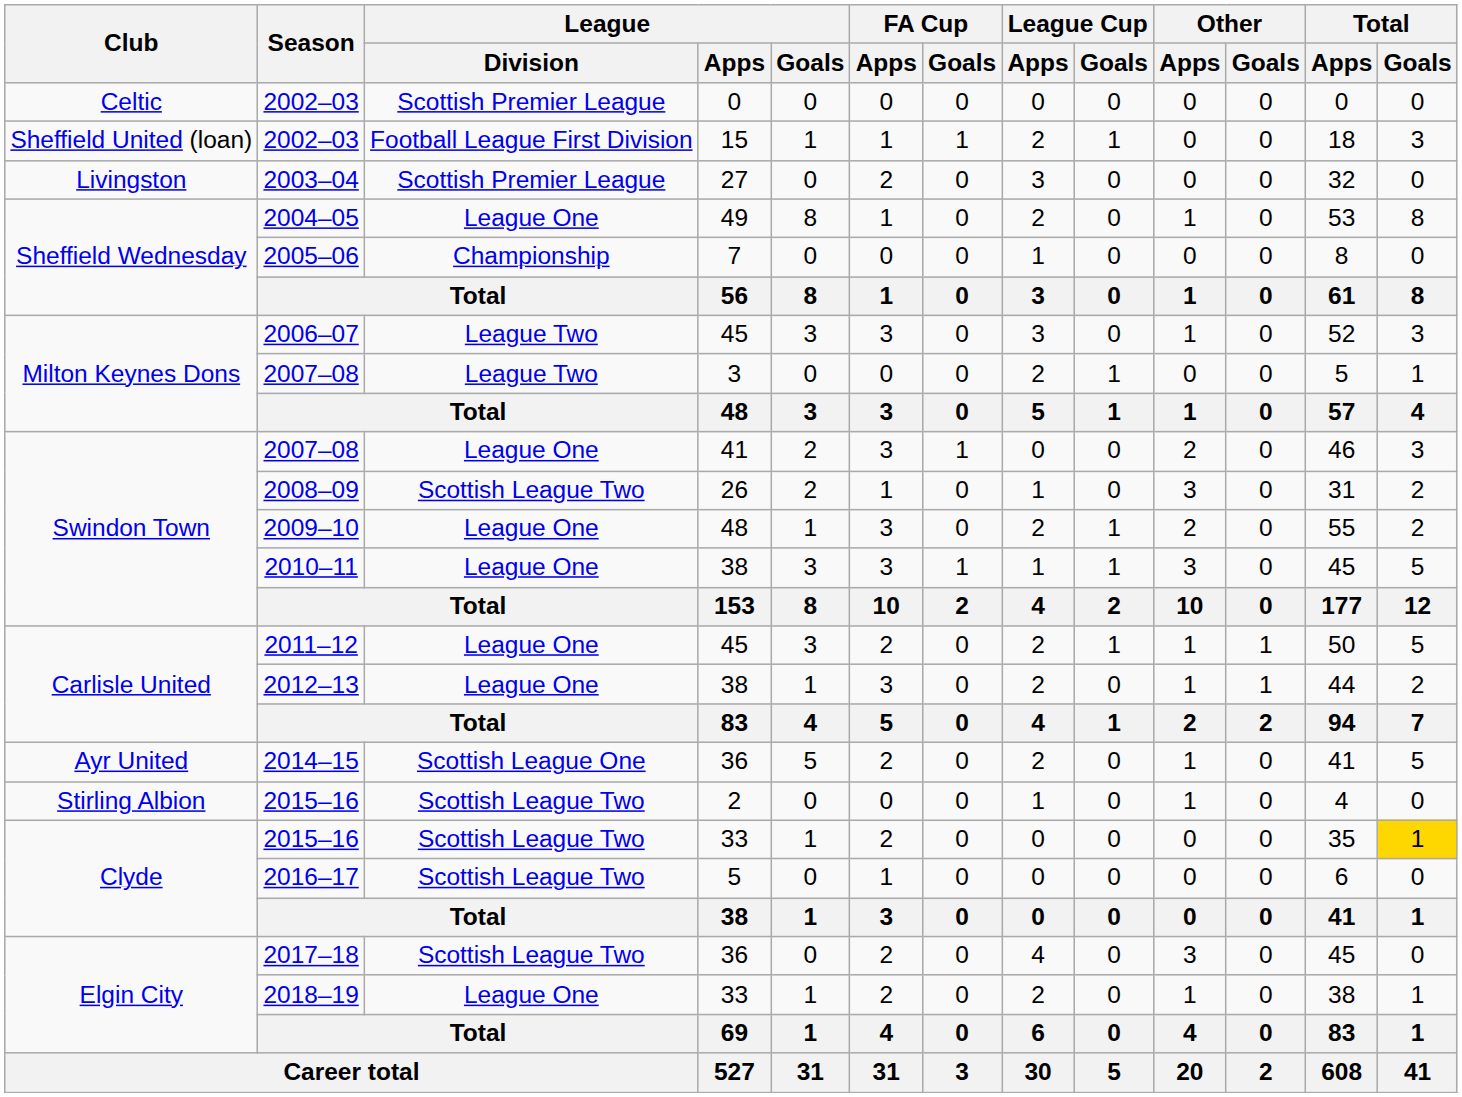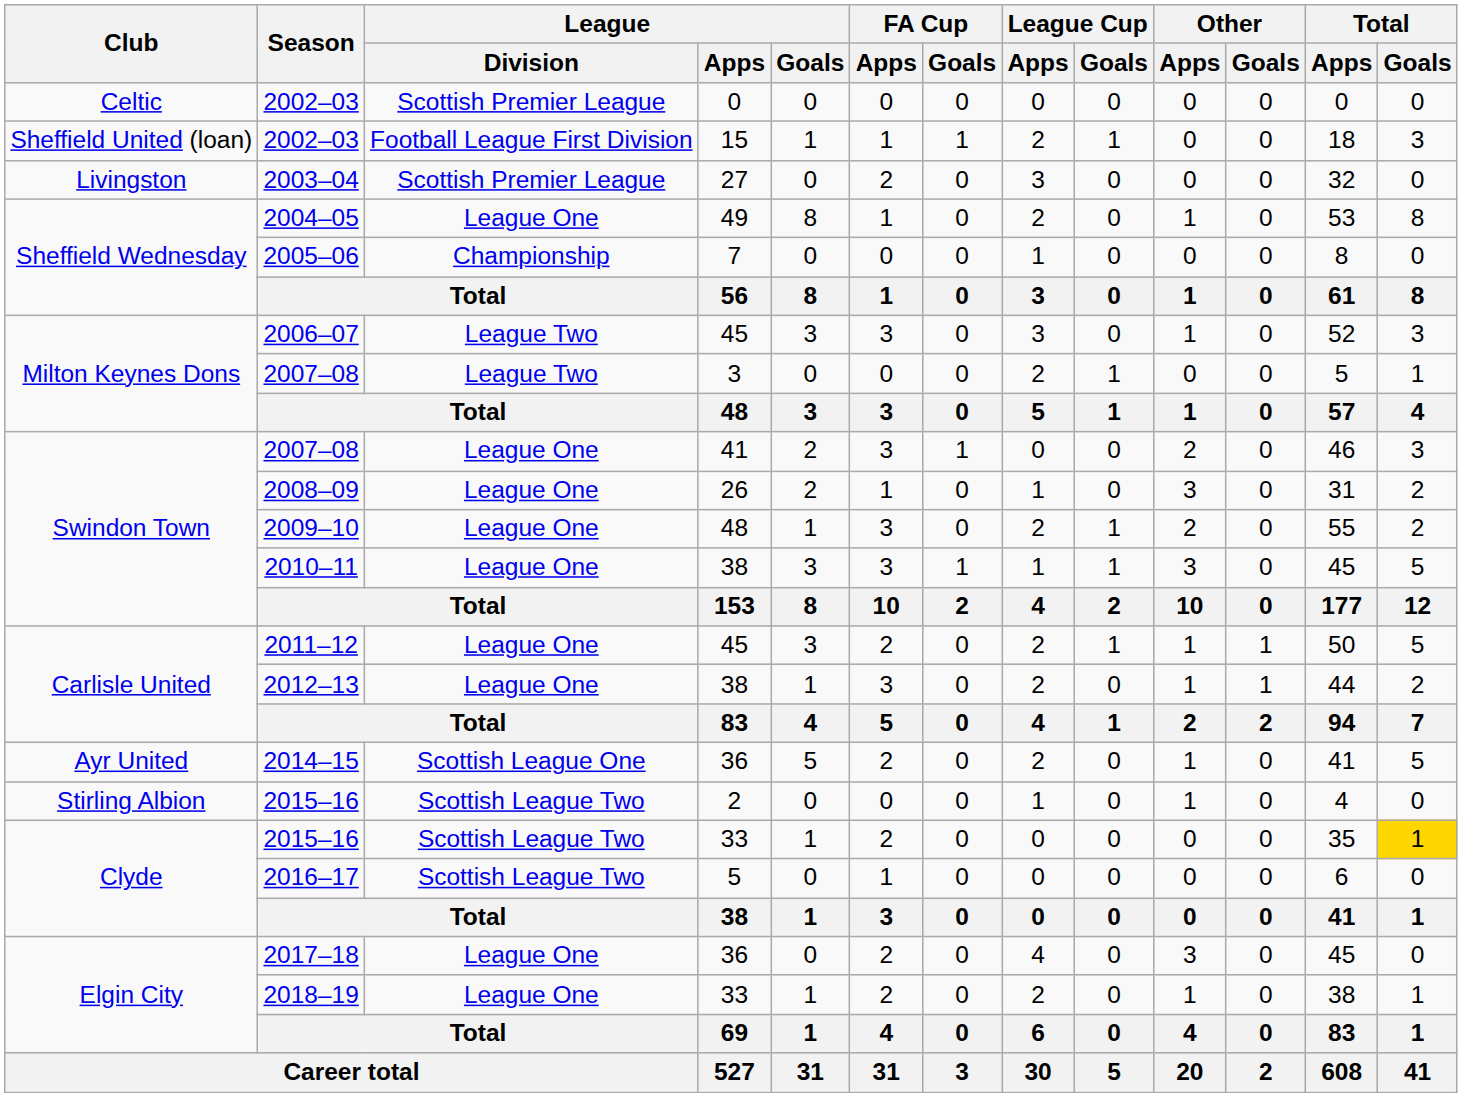(531, 489) Scottish League Two -> (531, 489) League One
(531, 955) Scottish League Two -> (531, 955) League One
